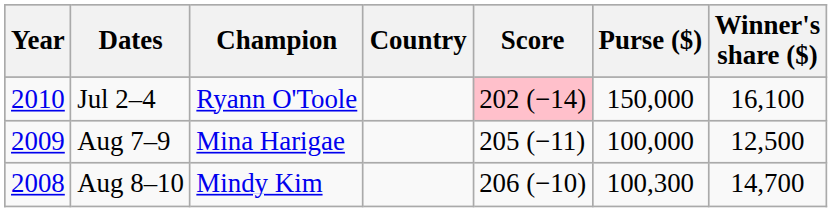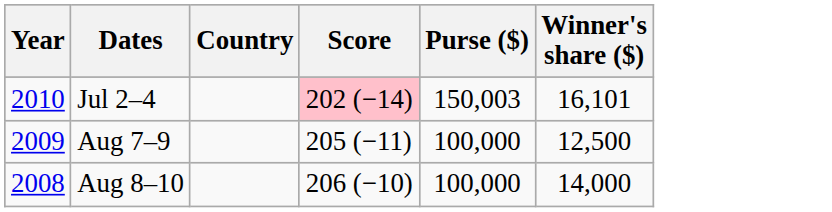- column: (277, 40)
(650, 98) 150,000 -> (477, 98) 150,003
(767, 98) 16,100 -> (594, 98) 16,101
(650, 183) 100,300 -> (477, 183) 100,000
(767, 183) 14,700 -> (594, 183) 14,000
